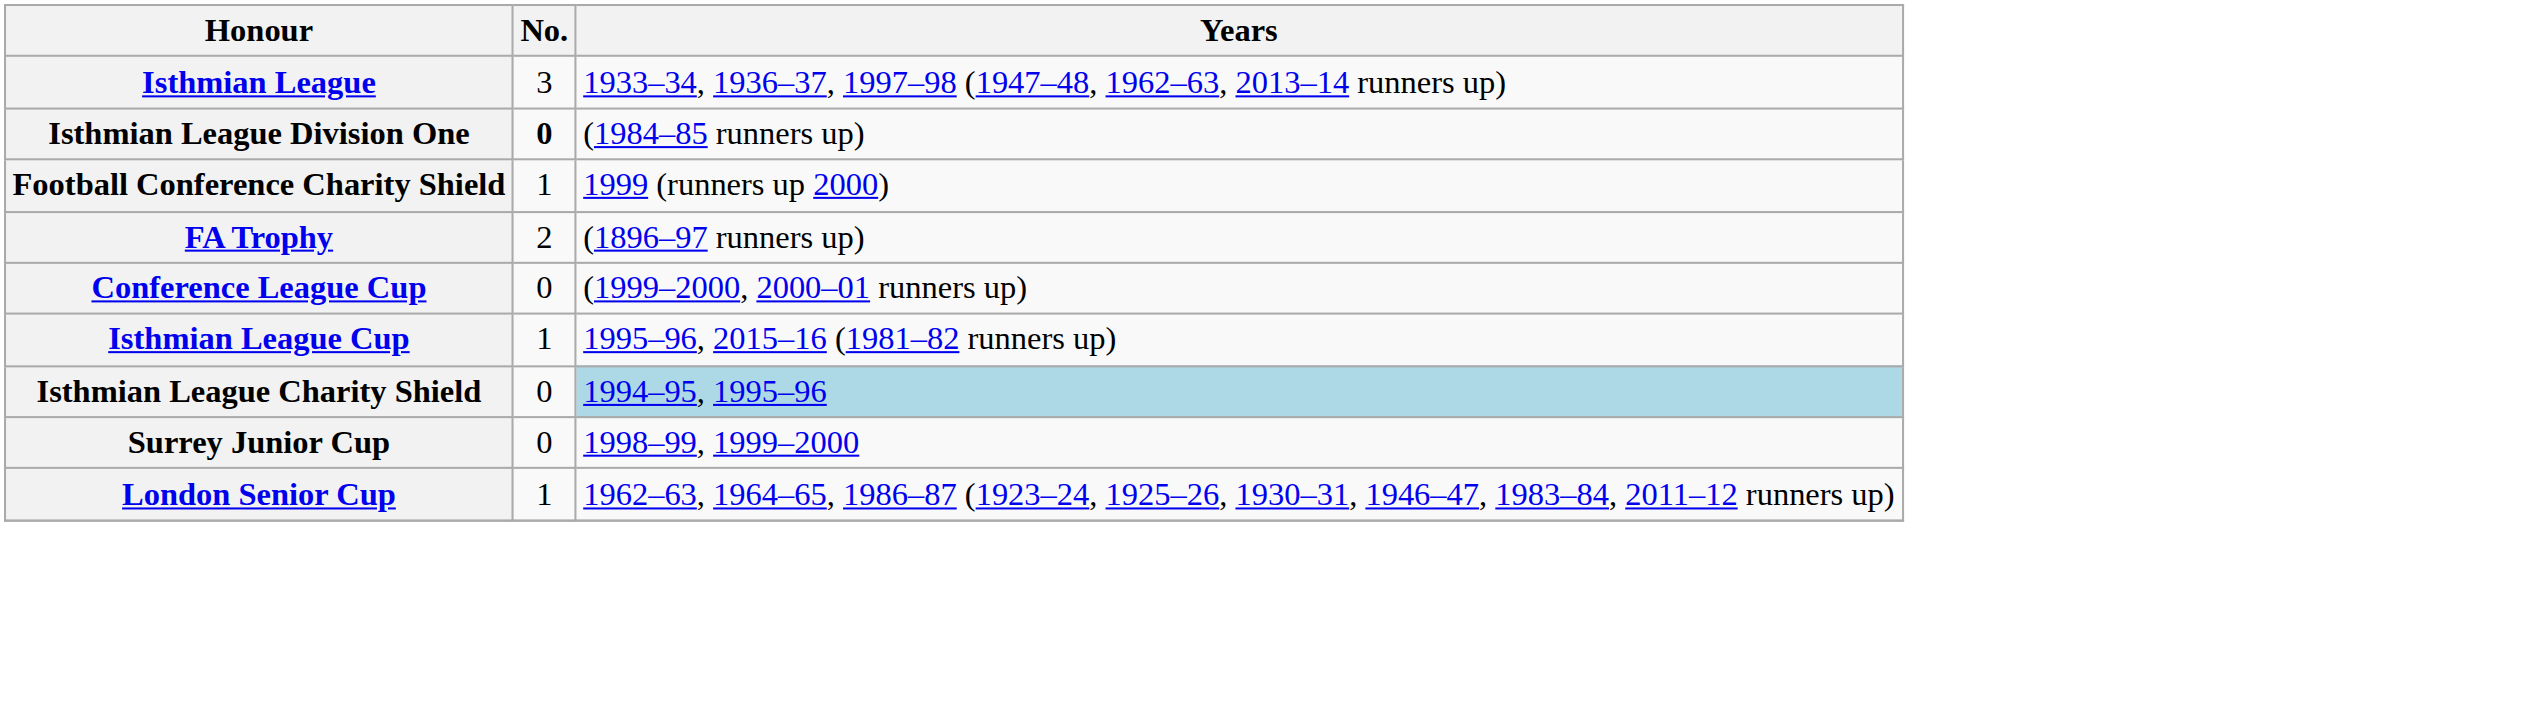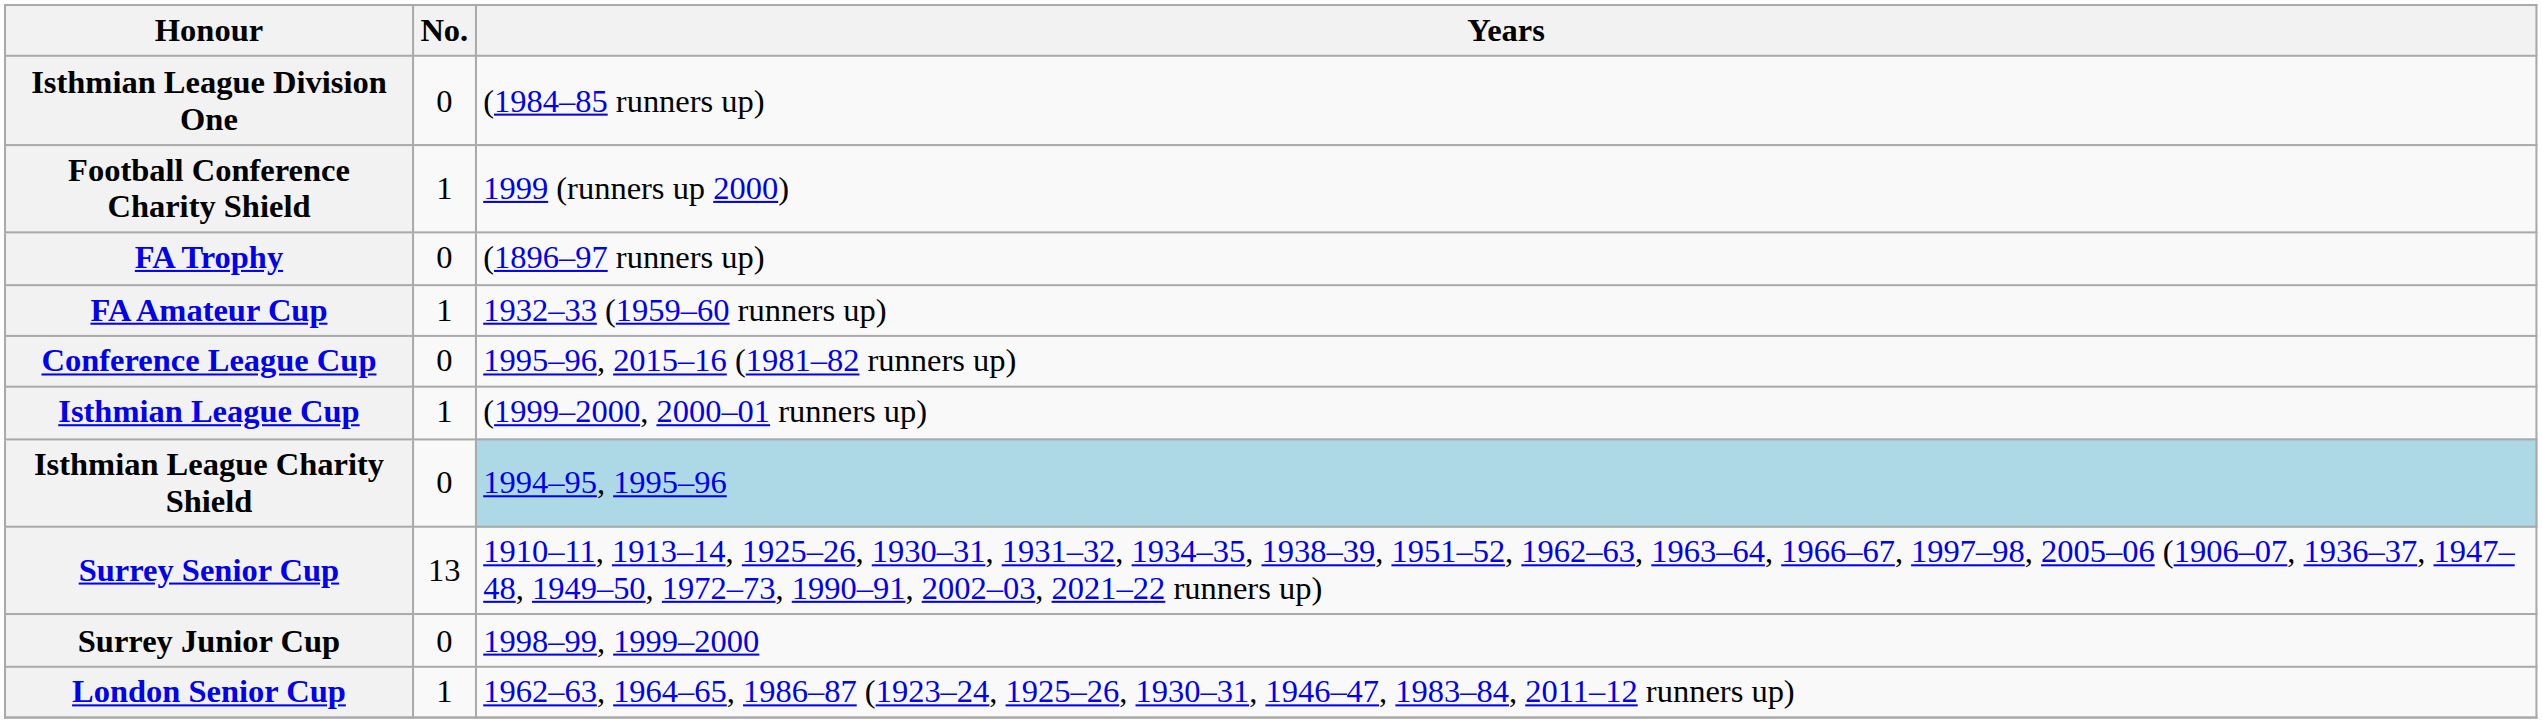- row: (259, 81)
(544, 133) bold -> (444, 100) normal
(544, 236) 2 -> (444, 257) 0
+ row: (209, 309)
(805, 287) (1999–2000, 2000–01 runners up) -> (750, 360) 1995–96, 2015–16 (1981–82 runners up)
(850, 339) 1995–96, 2015–16 (1981–82 runners up) -> (705, 412) (1999–2000, 2000–01 runners up)
+ row: (209, 570)
